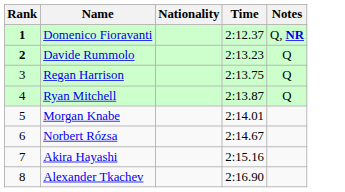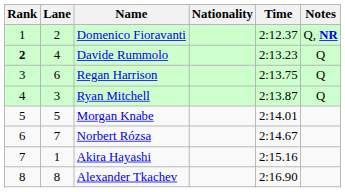+ column: (57, 14)
(22, 34) bold -> (22, 34) normal
